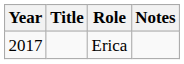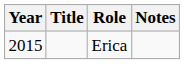(25, 44) 2017 -> (25, 44) 2015
